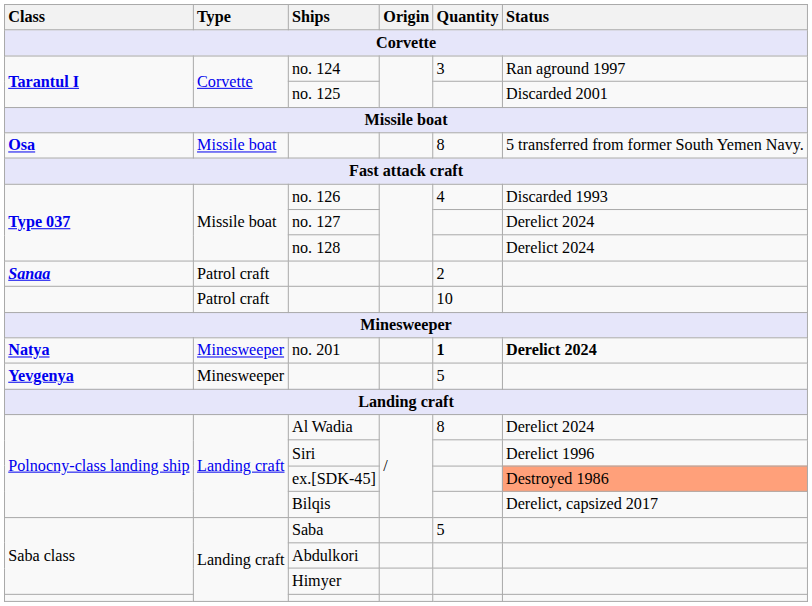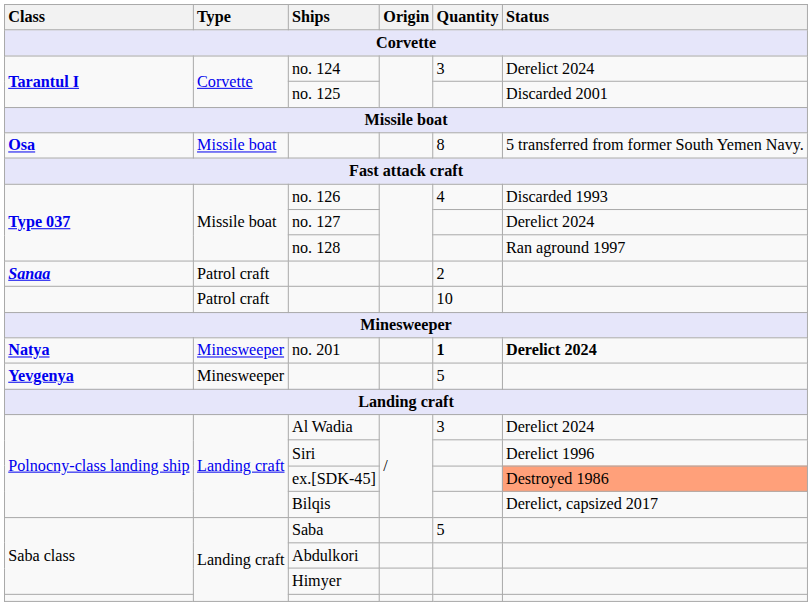(566, 68) Ran aground 1997 -> (550, 68) Derelict 2024
(550, 247) Derelict 2024 -> (566, 247) Ran aground 1997
(441, 427) 8 -> (441, 427) 3
